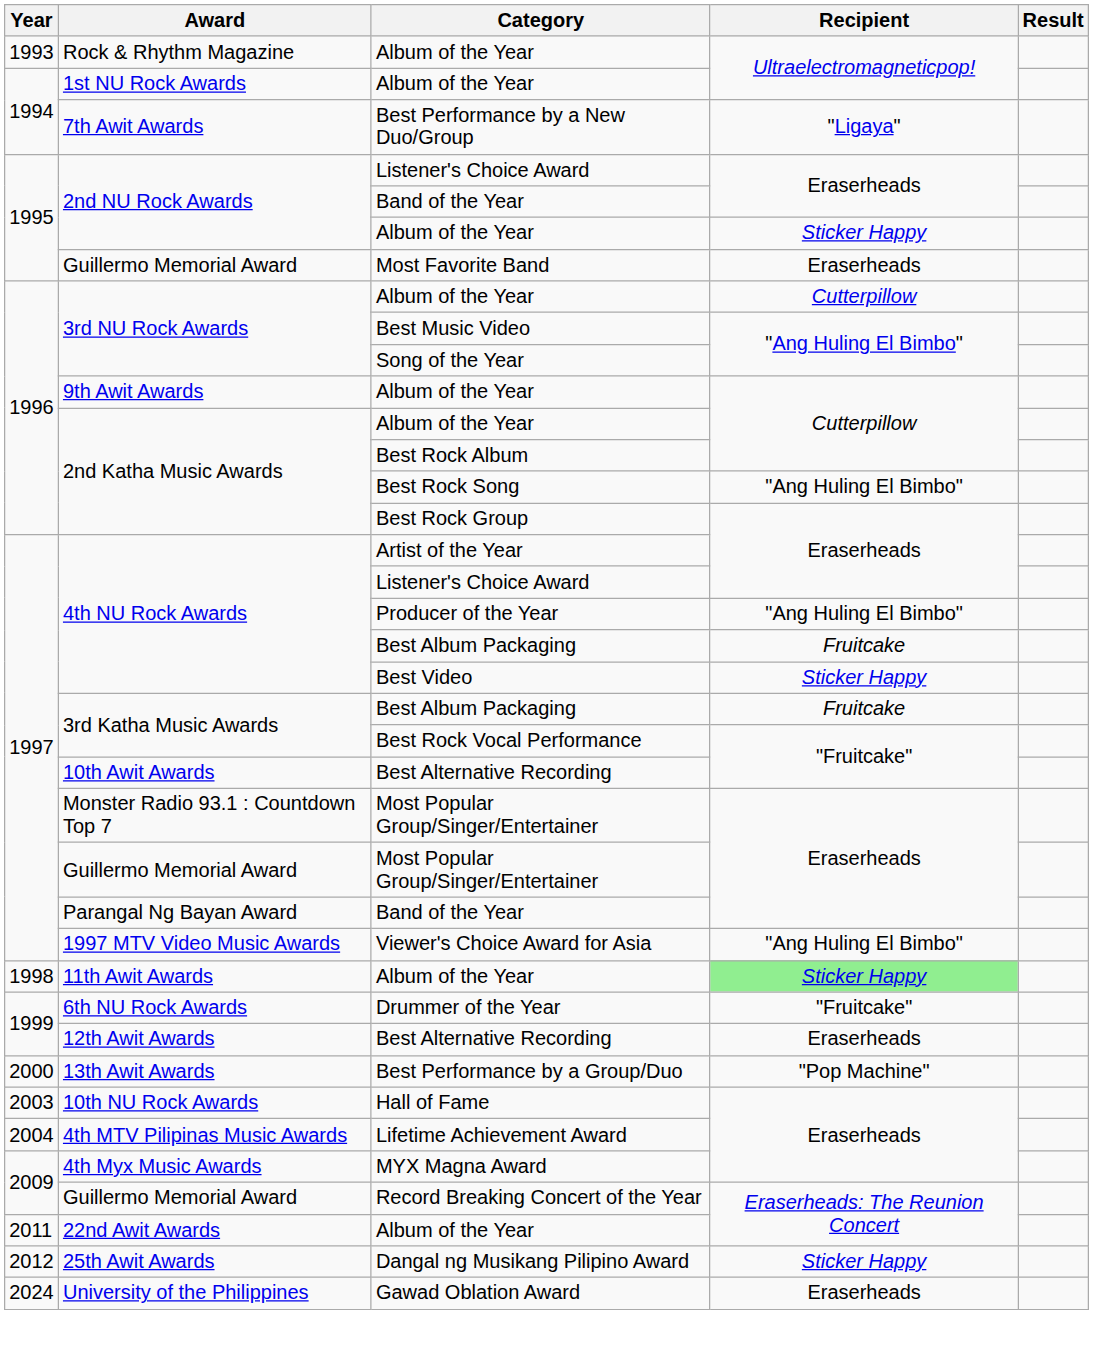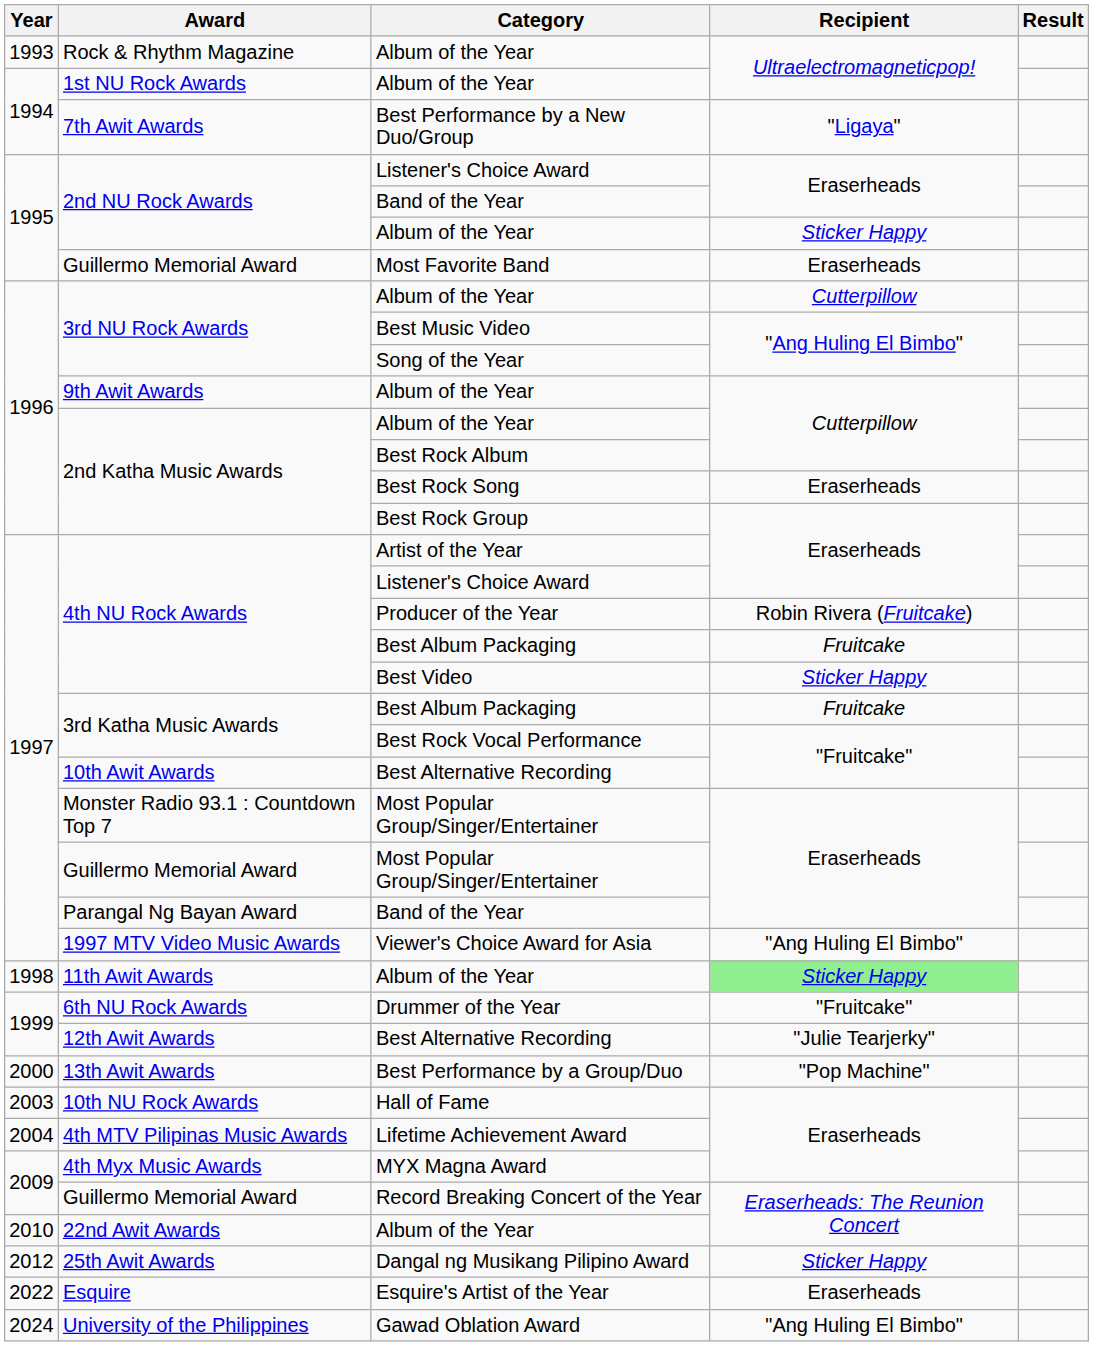(864, 486) "Ang Huling El Bimbo" -> (864, 486) Eraserheads
(864, 613) "Ang Huling El Bimbo" -> (864, 613) Robin Rivera (Fruitcake)
(864, 1039) Eraserheads -> (864, 1039) "Julie Tearjerky"
(31, 1229) 2011 -> (31, 1229) 2010
+ row: (97, 1293)
(864, 1293) Eraserheads -> (864, 1324) "Ang Huling El Bimbo"
